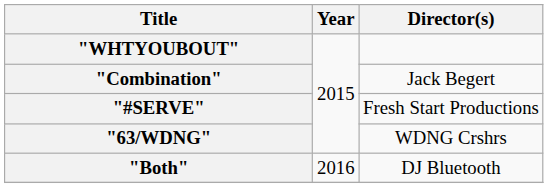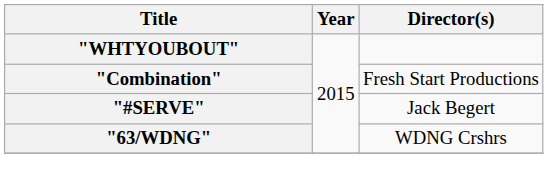(451, 78) Jack Begert -> (451, 78) Fresh Start Productions
(451, 108) Fresh Start Productions -> (451, 108) Jack Begert
- row: (159, 167)
